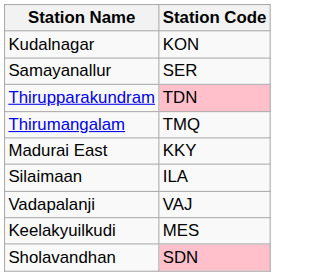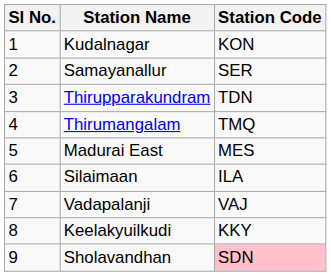+ column: (32, 17)
(180, 97) pink background -> (235, 97) no background
(180, 151) KKY -> (236, 151) MES
(181, 230) MES -> (235, 230) KKY
